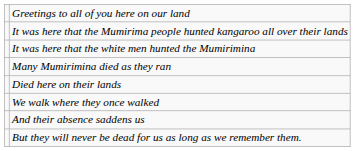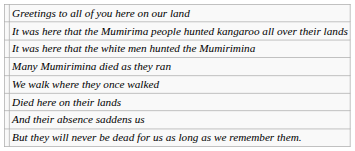rows swapped: (67, 84) <-> (86, 102)
